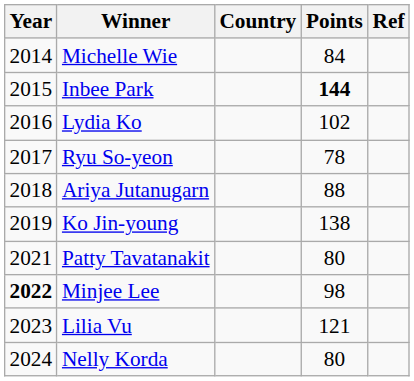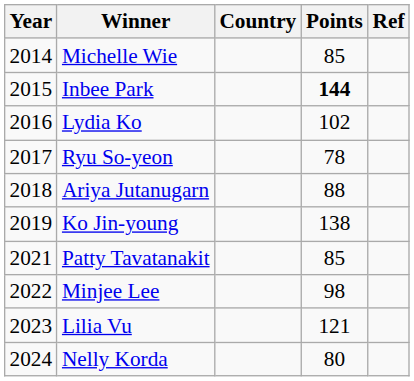(334, 55) 84 -> (334, 55) 85
(334, 257) 80 -> (334, 257) 85
(31, 291) bold -> (31, 291) normal
